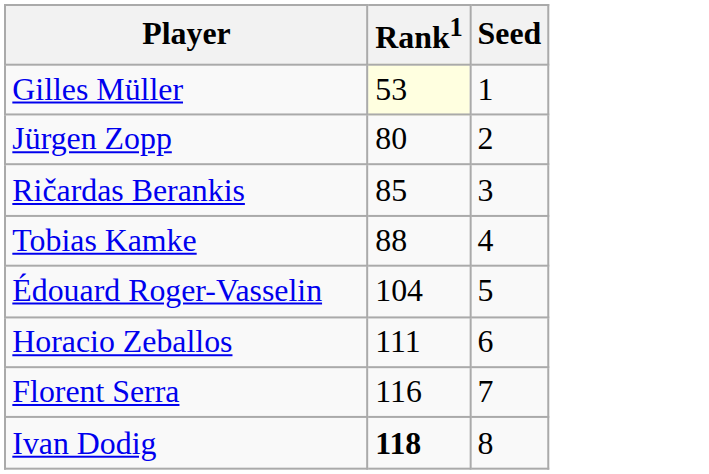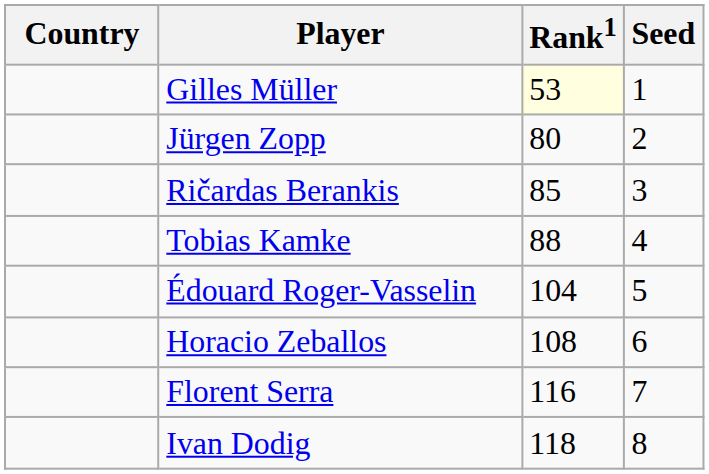+ column: (82, 34)
(398, 341) 111 -> (553, 341) 108
(398, 442) bold -> (553, 442) normal
